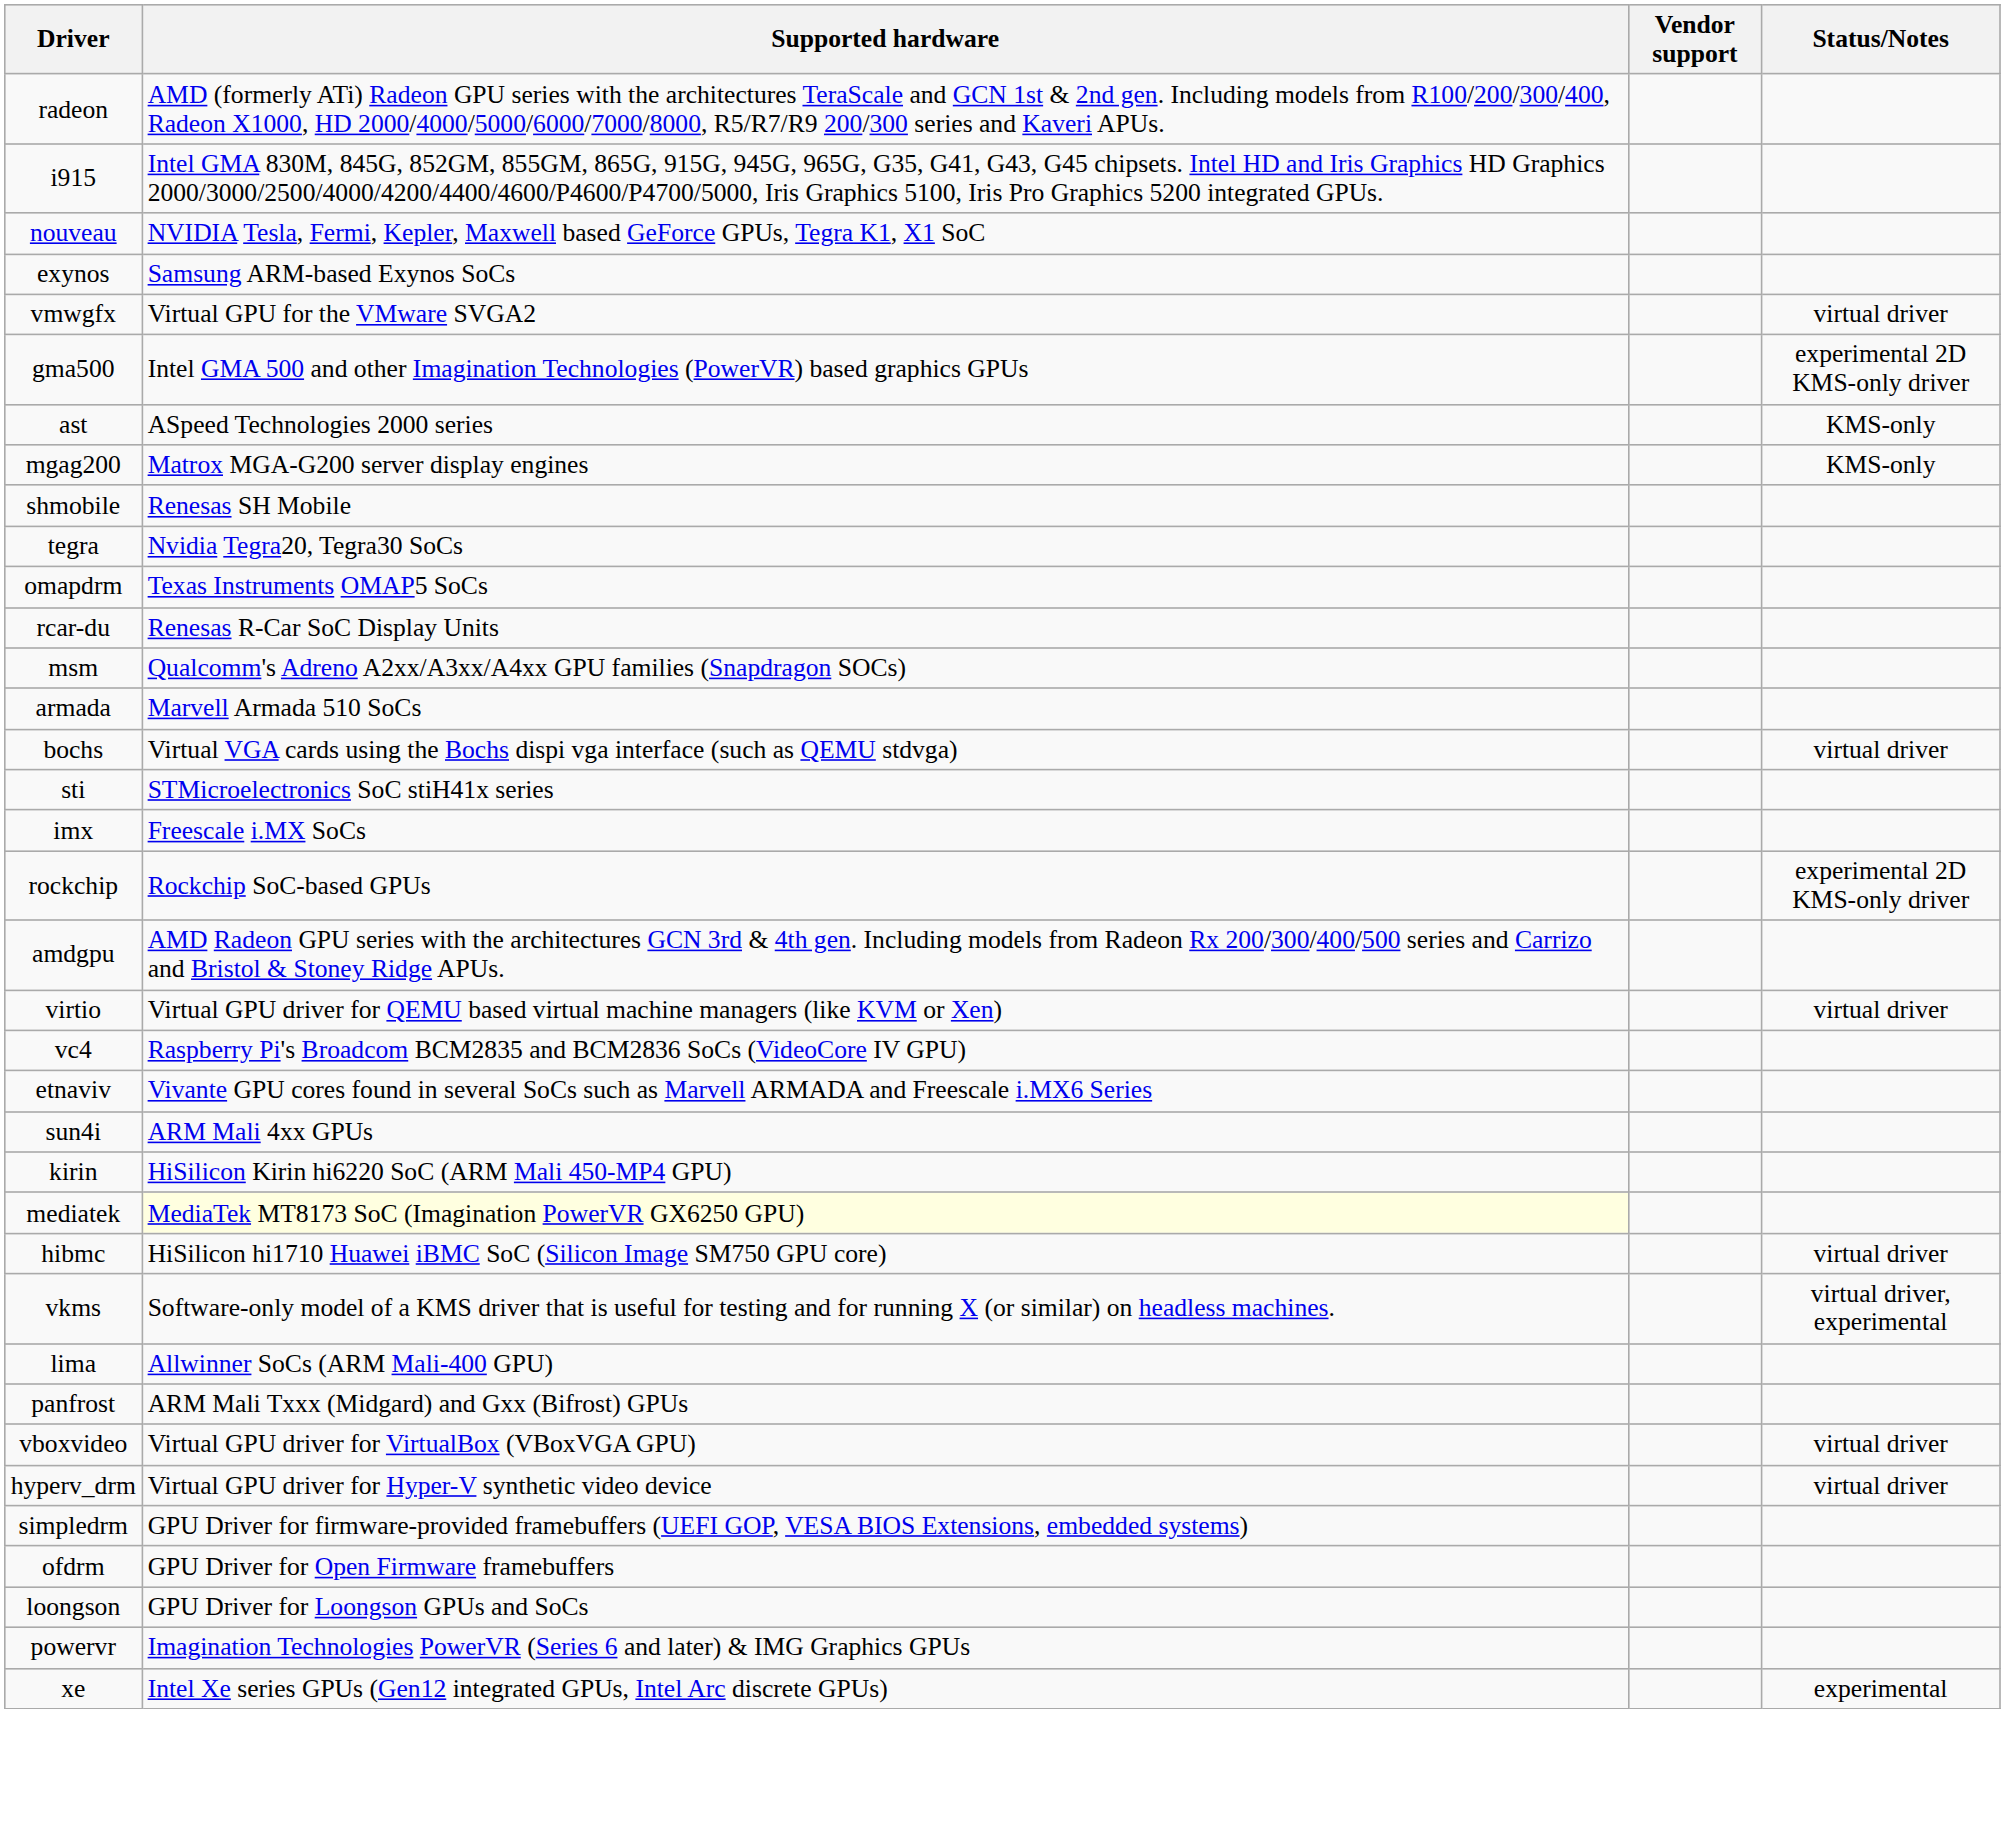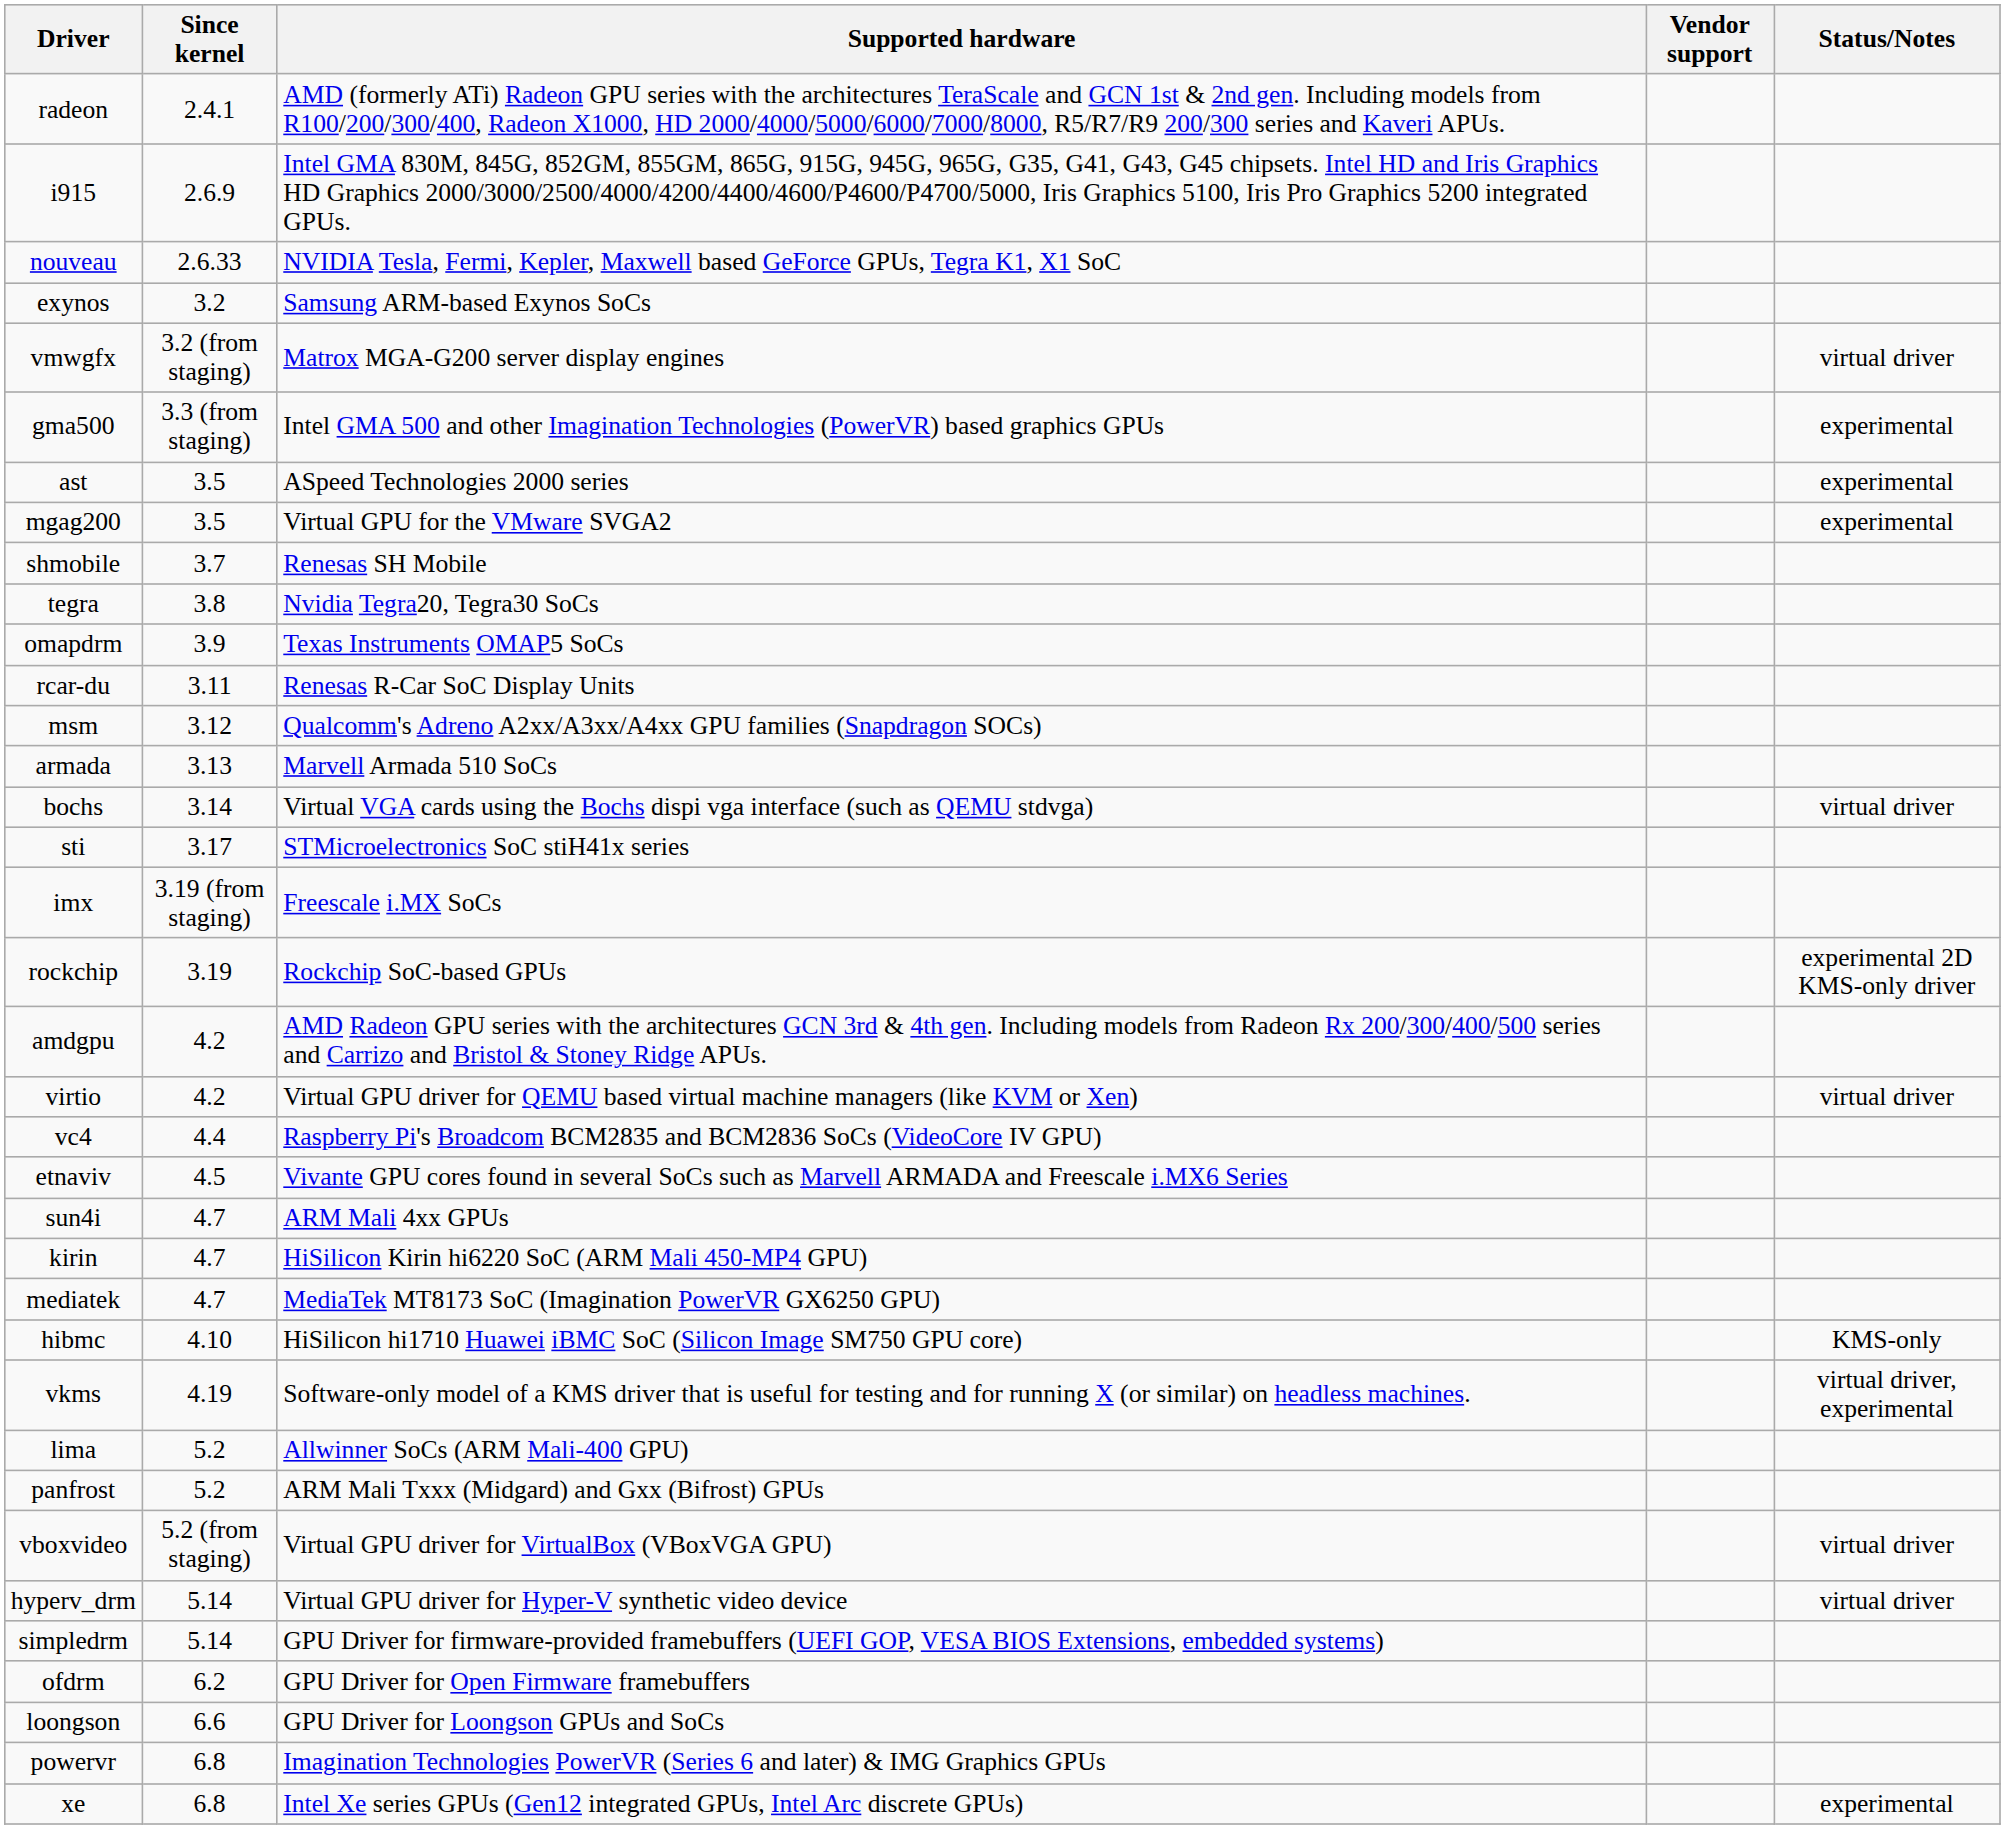+ column: (210, 39)
(342, 314) Virtual GPU for the VMware SVGA2 -> (504, 357) Matrox MGA-G200 server display engines
(1881, 369) experimental 2D KMS-only driver -> (1887, 426) experimental
(1881, 424) KMS-only -> (1887, 481) experimental
(368, 464) Matrox MGA-G200 server display engines -> (477, 522) Virtual GPU for the VMware SVGA2
(1881, 464) KMS-only -> (1887, 522) experimental
(476, 1212) lightyellow background -> (612, 1298) no background
(1881, 1253) virtual driver -> (1887, 1339) KMS-only
